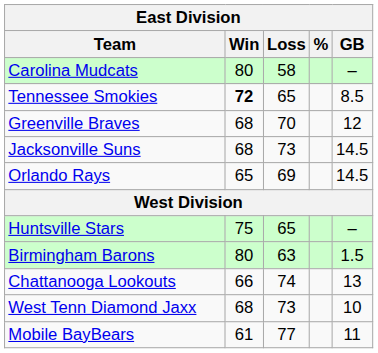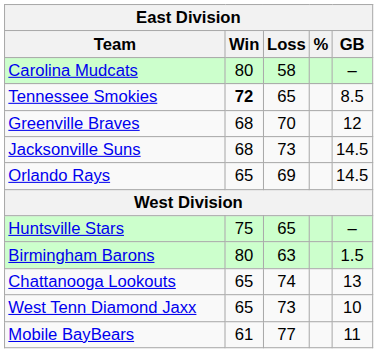(244, 281) 66 -> (244, 281) 65
(244, 307) 68 -> (244, 307) 65
